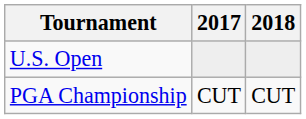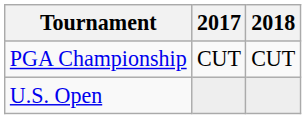rows swapped: (56, 59) <-> (98, 95)
